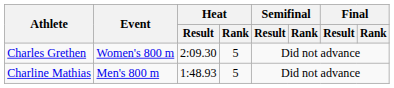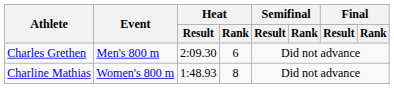(135, 53) Women's 800 m -> (128, 53) Men's 800 m
(236, 53) 5 -> (236, 53) 6
(128, 73) Men's 800 m -> (135, 73) Women's 800 m
(236, 73) 5 -> (236, 73) 8
